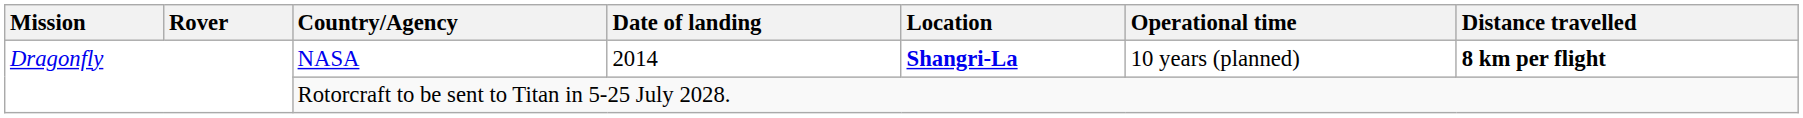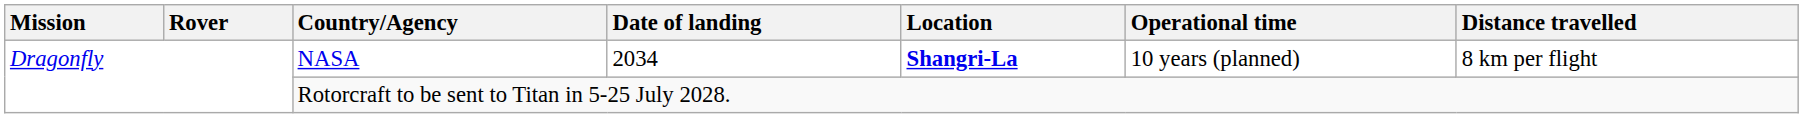(635, 58) 2014 -> (635, 58) 2034
(1534, 58) bold -> (1530, 58) normal
